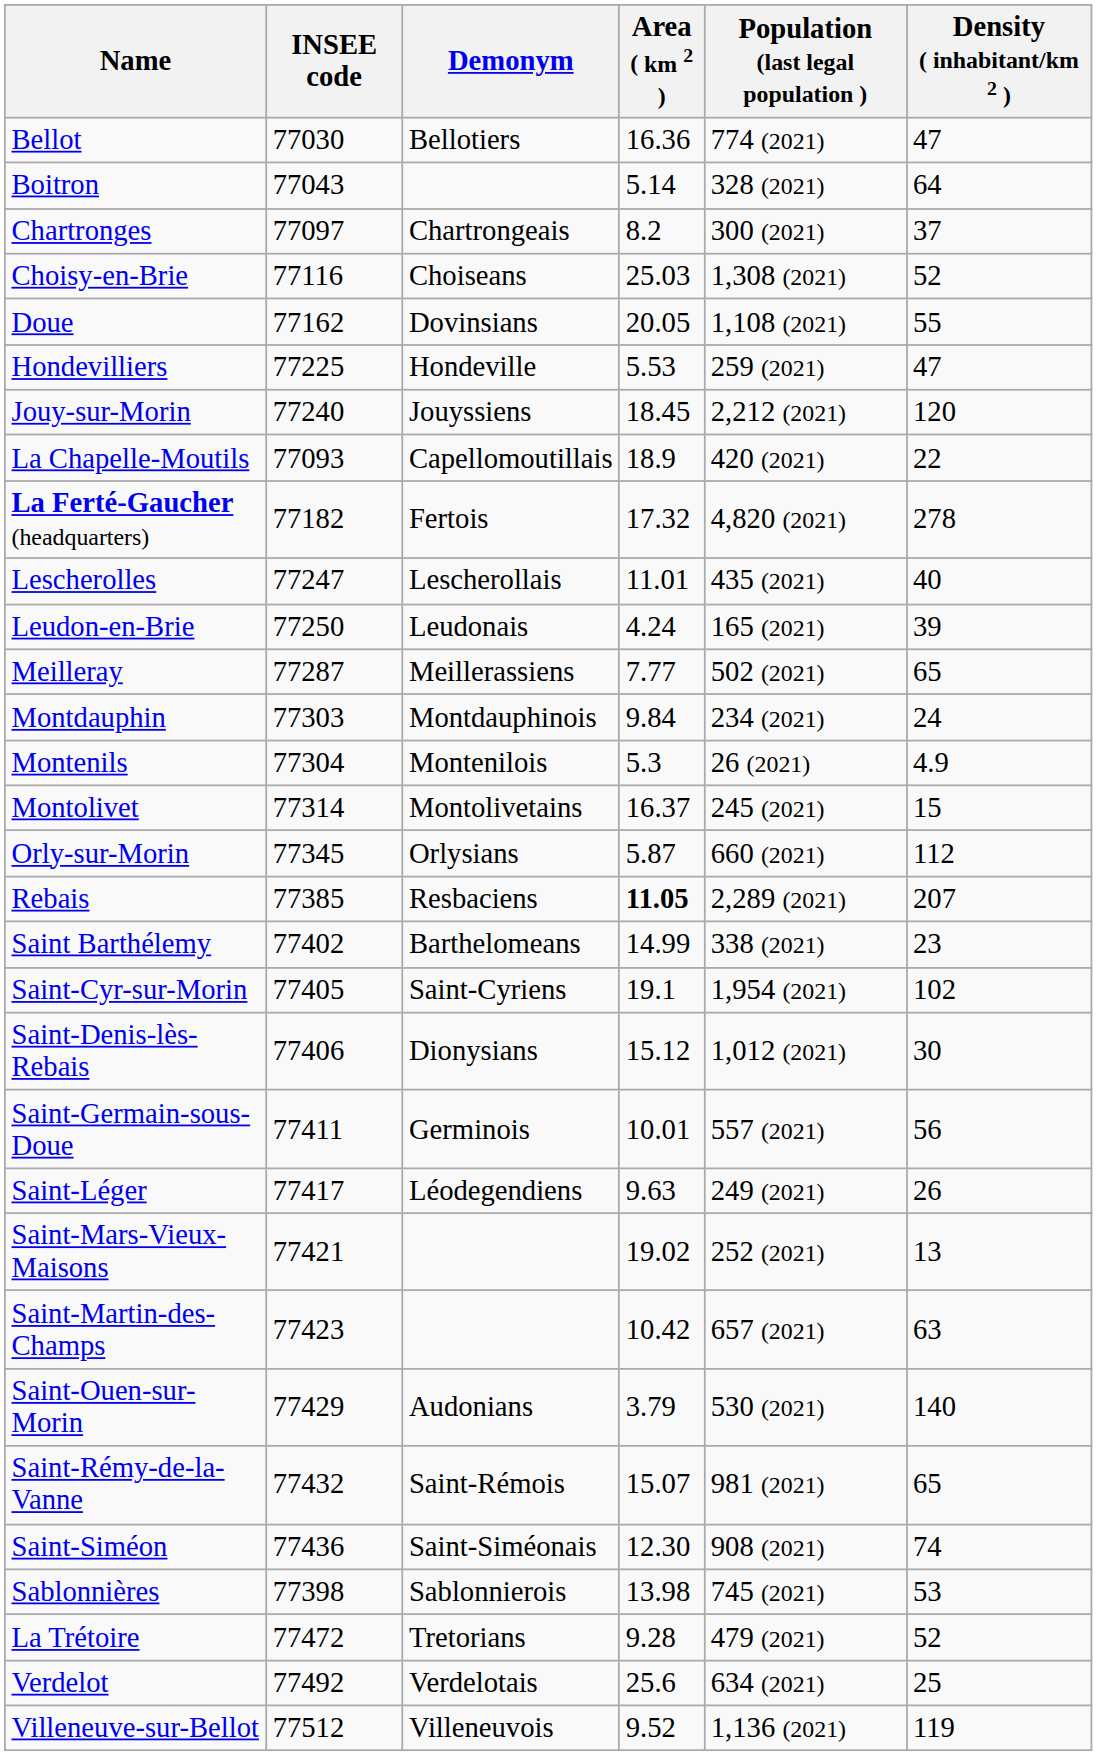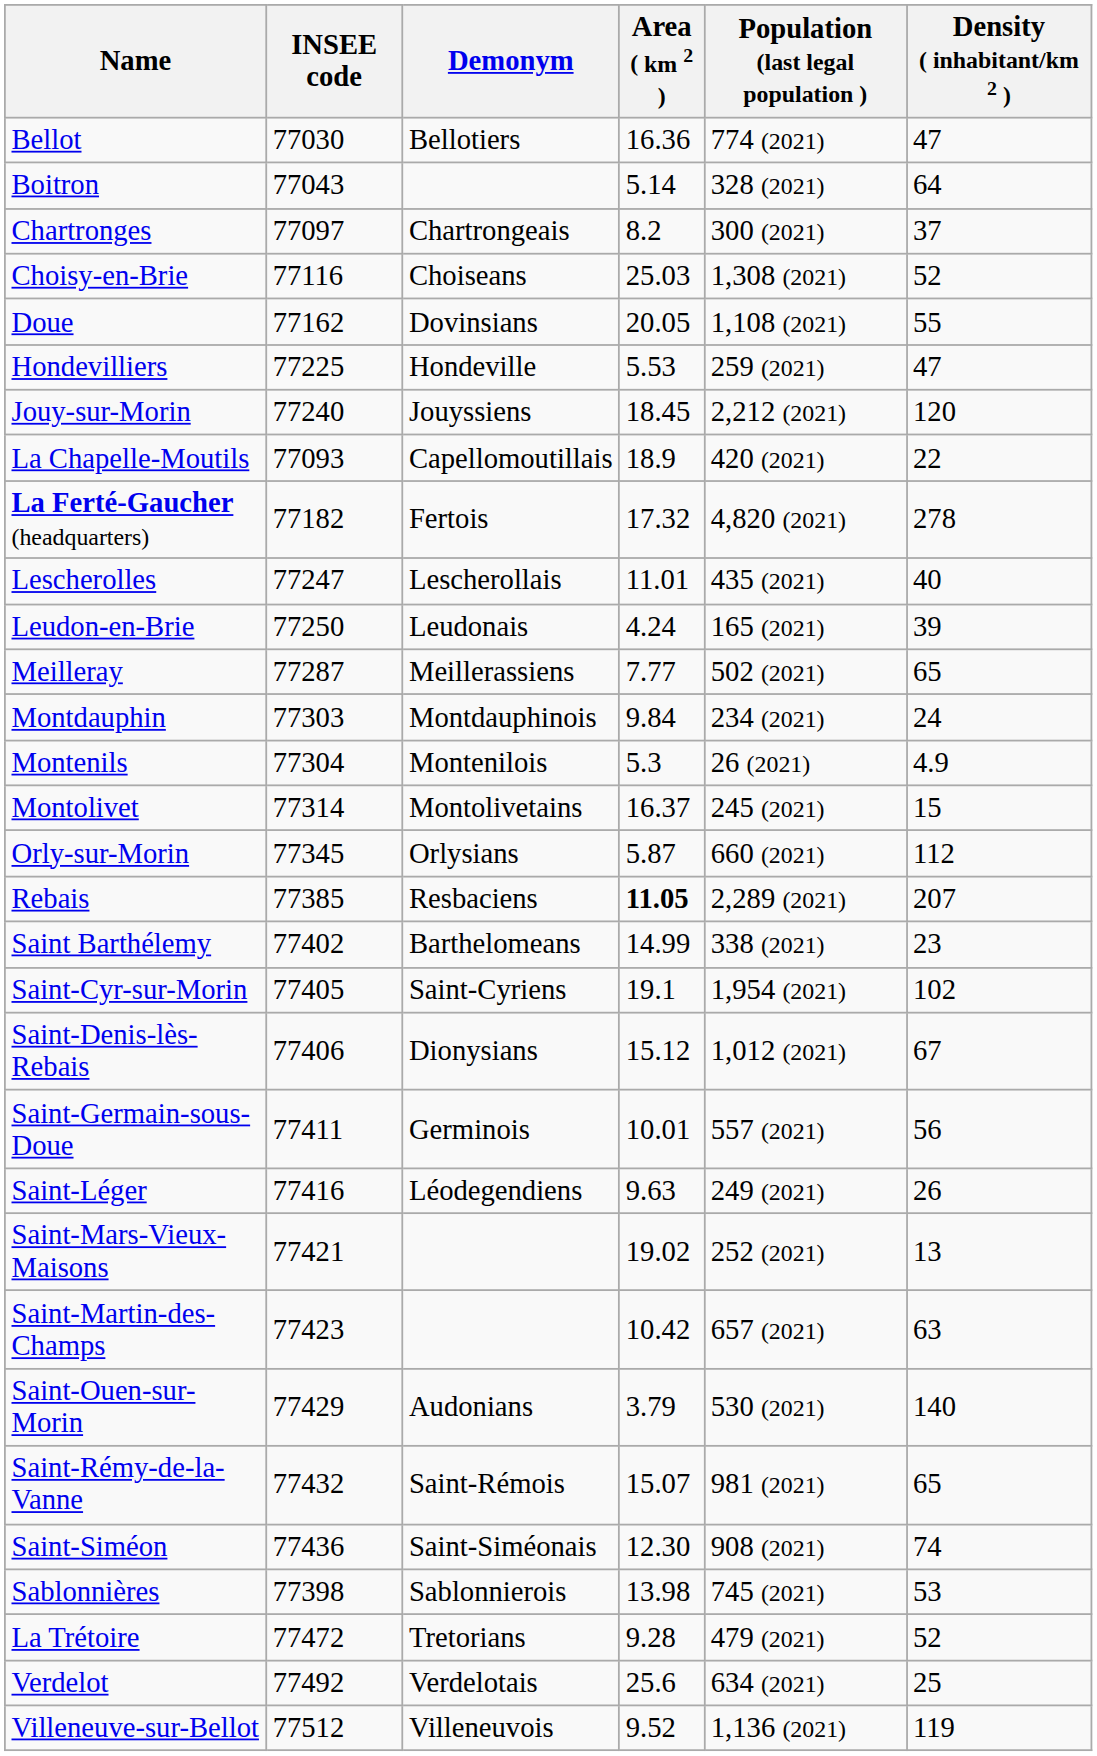(927, 1050) 30 -> (927, 1050) 67
(308, 1190) 77417 -> (308, 1190) 77416
